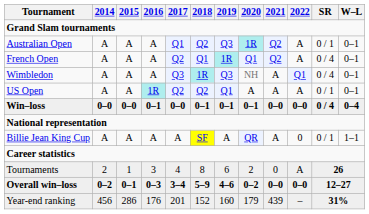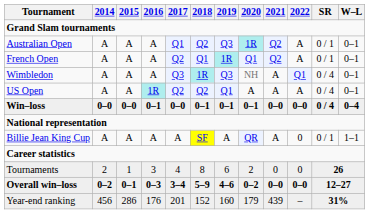(325, 59) 0 / 4 -> (325, 59) 0 / 1
(325, 91) 0 / 1 -> (325, 91) 0 / 4
(300, 169) A -> (300, 169) 0
